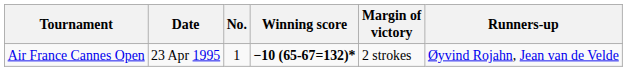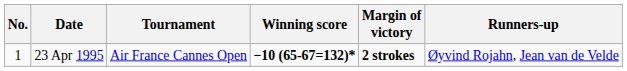columns swapped: (237, 24) <-> (76, 24)
(387, 55) normal -> (388, 55) bold
